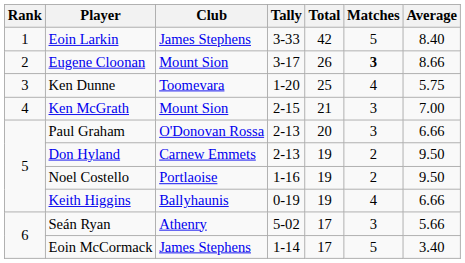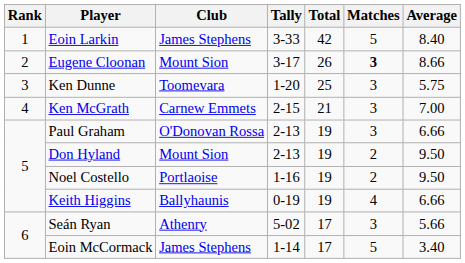(373, 85) 4 -> (373, 85) 3
(194, 108) Mount Sion -> (207, 108) Carnew Emmets
(324, 131) 20 -> (324, 131) 19
(207, 154) Carnew Emmets -> (194, 154) Mount Sion
